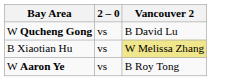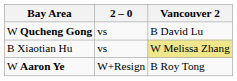(102, 66) vs -> (121, 66) W+Resign
